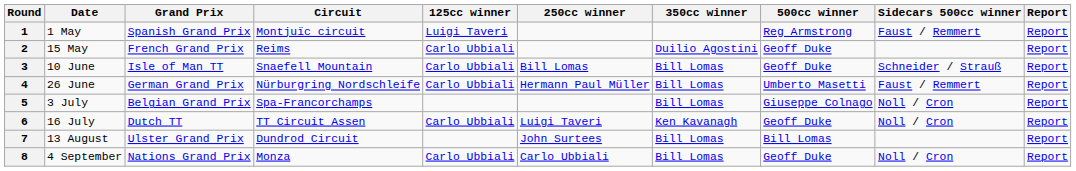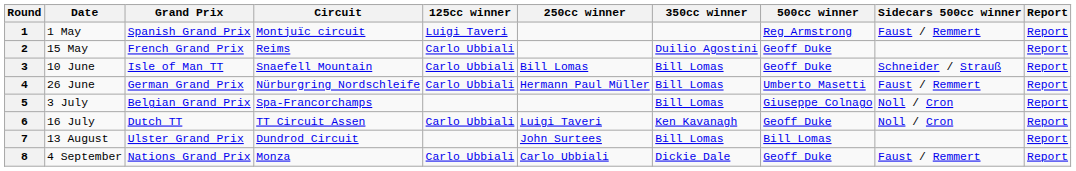(689, 157) Bill Lomas -> (693, 157) Dickie Dale
(916, 157) Noll / Cron -> (929, 157) Faust / Remmert
